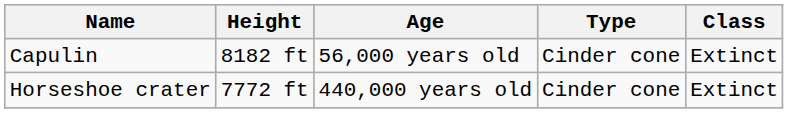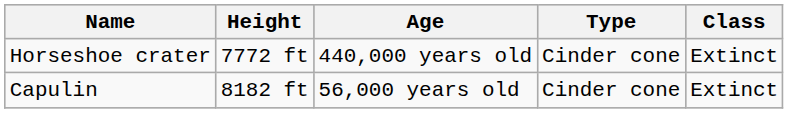rows swapped: (110, 90) <-> (54, 56)
